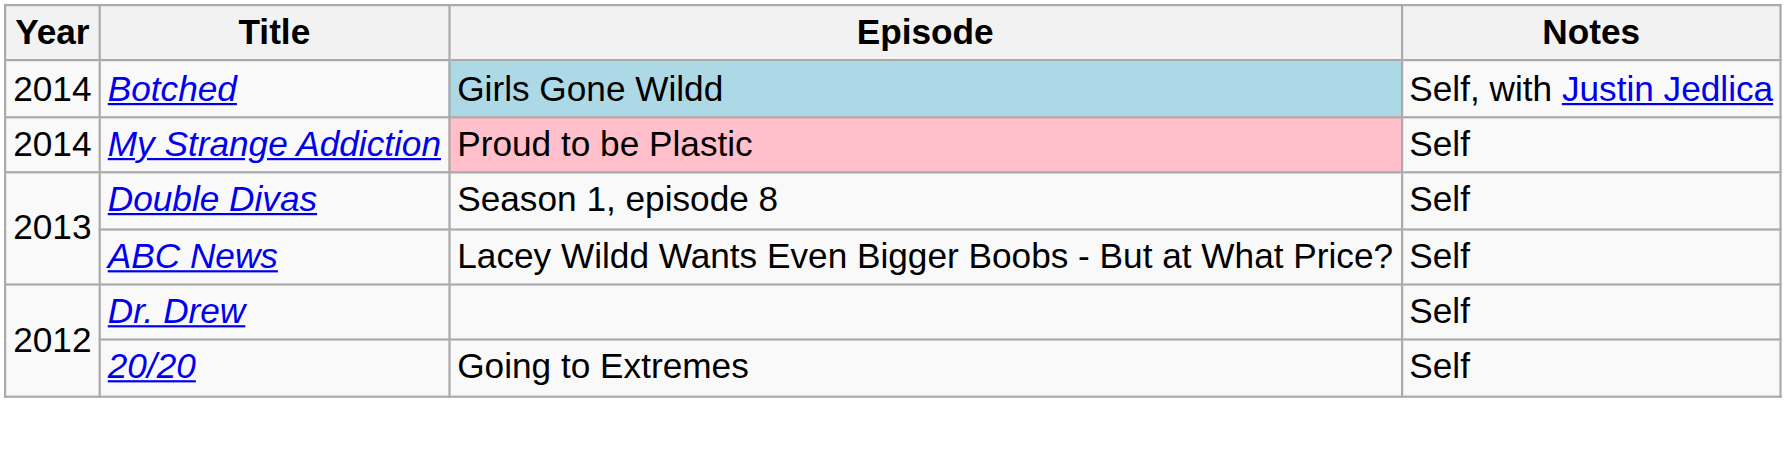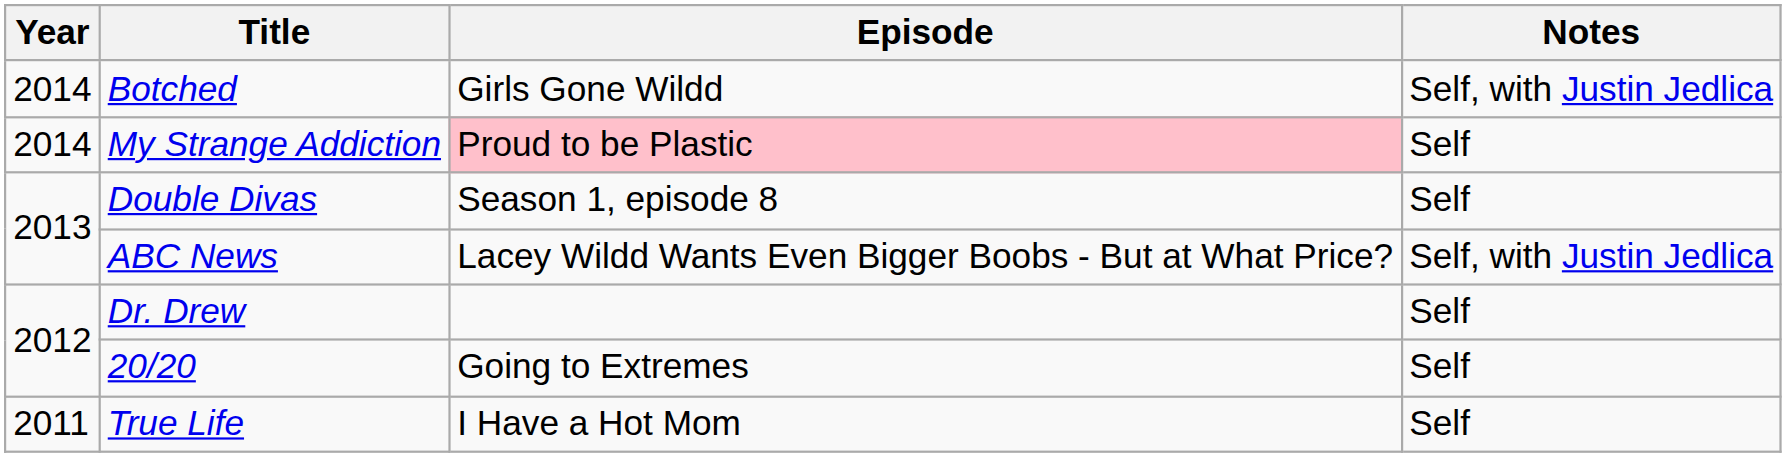(590, 88) lightblue background -> (590, 88) no background
(1440, 255) Self -> (1591, 255) Self, with Justin Jedlica
+ row: (176, 423)
